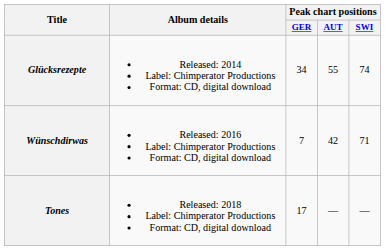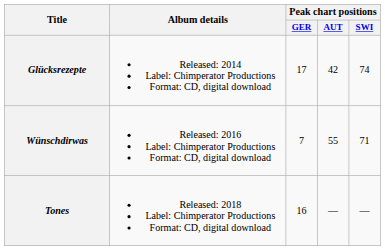(301, 70) 34 -> (301, 70) 17
(333, 70) 55 -> (333, 70) 42
(333, 140) 42 -> (333, 140) 55
(301, 210) 17 -> (301, 210) 16
